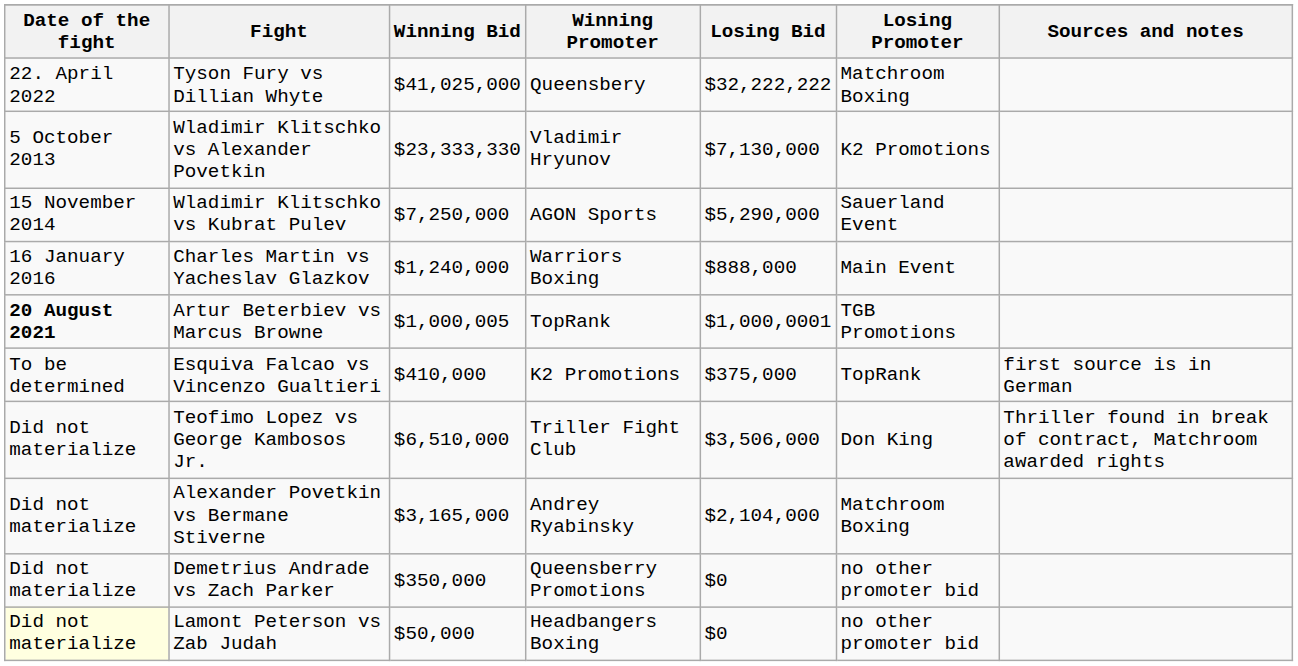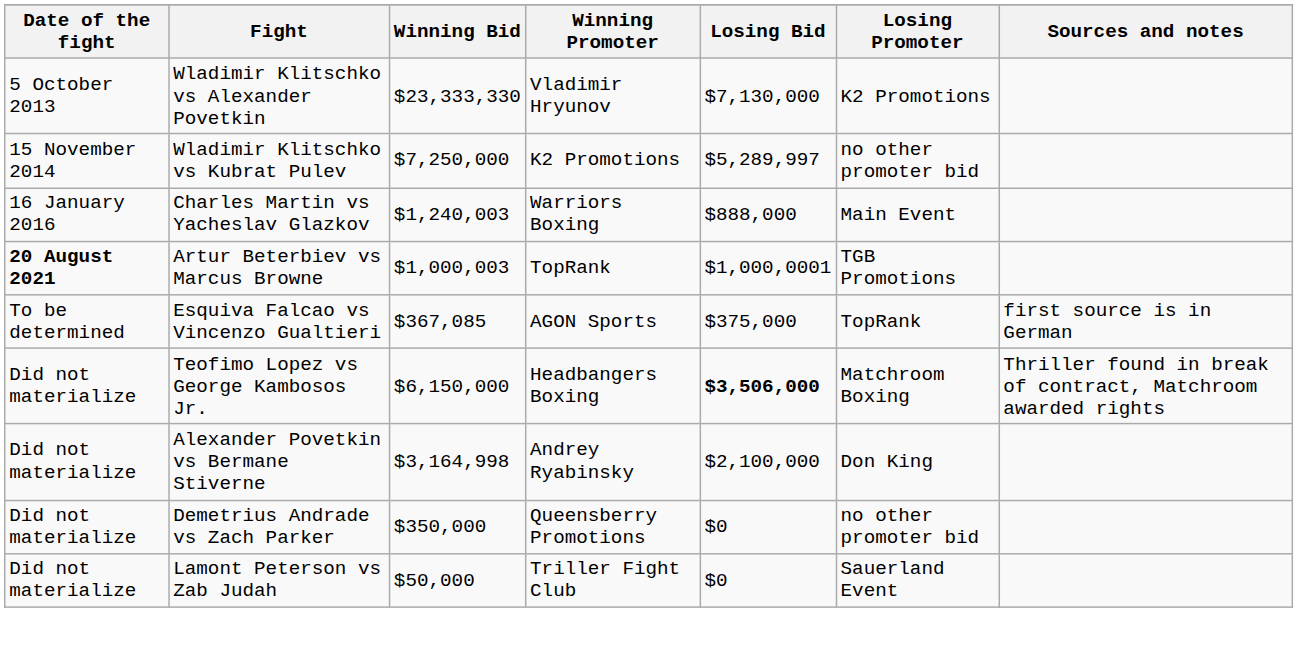- row: (248, 85)
(594, 214) AGON Sports -> (605, 161) K2 Promotions
(762, 214) $5,290,000 -> (762, 161) $5,289,997
(893, 214) Sauerland Event -> (910, 161) no other promoter bid
(452, 268) $1,240,000 -> (452, 214) $1,240,003
(452, 322) $1,000,005 -> (452, 268) $1,000,003
(440, 375) $410,000 -> (440, 322) $367,085
(605, 375) K2 Promotions -> (594, 322) AGON Sports
(452, 440) $6,510,000 -> (452, 386) $6,150,000
(605, 440) Triller Fight Club -> (594, 386) Headbangers Boxing
(762, 440) normal -> (762, 386) bold
(887, 440) Don King -> (893, 386) Matchroom Boxing
(452, 515) $3,165,000 -> (452, 462) $3,164,998
(762, 515) $2,104,000 -> (762, 462) $2,100,000
(893, 515) Matchroom Boxing -> (887, 462) Don King
(73, 634) lightyellow background -> (73, 580) no background
(594, 634) Headbangers Boxing -> (605, 580) Triller Fight Club
(910, 634) no other promoter bid -> (893, 580) Sauerland Event
